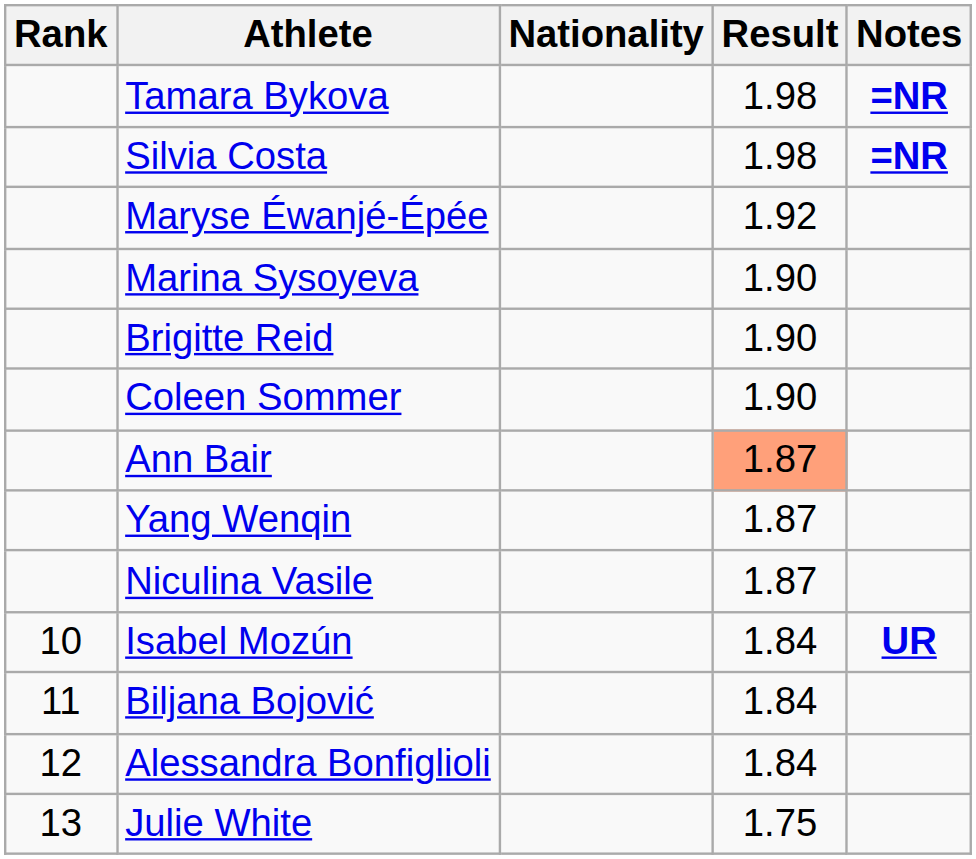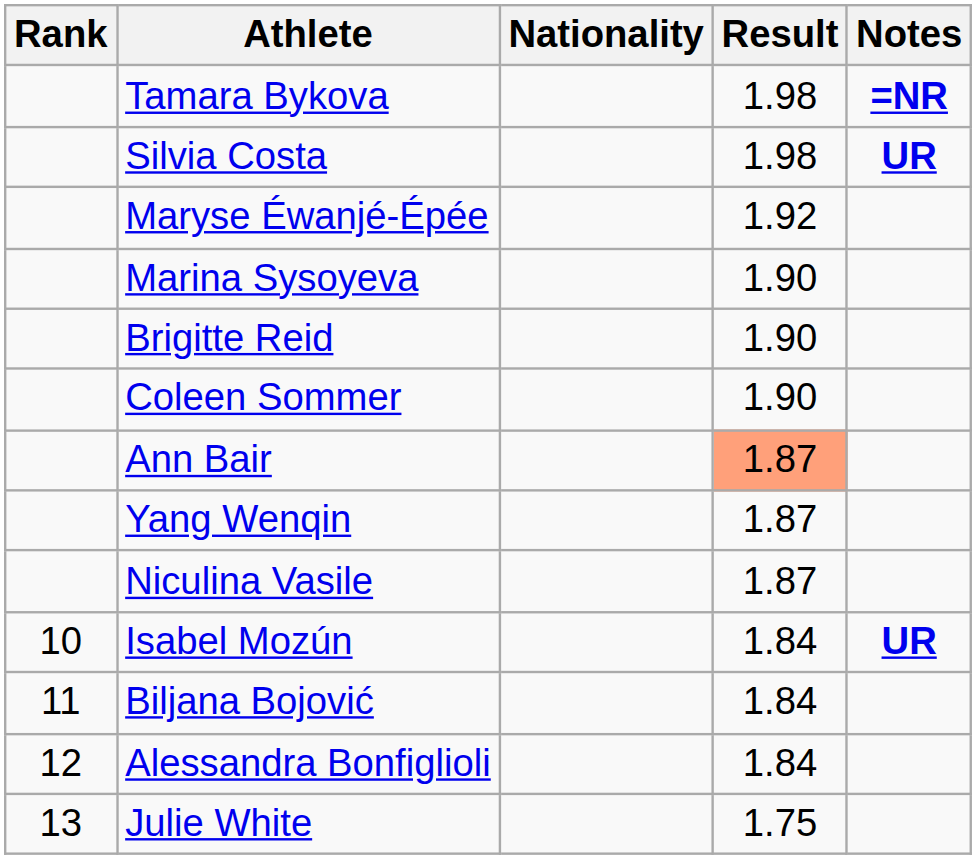(909, 156) =NR -> (909, 156) UR
